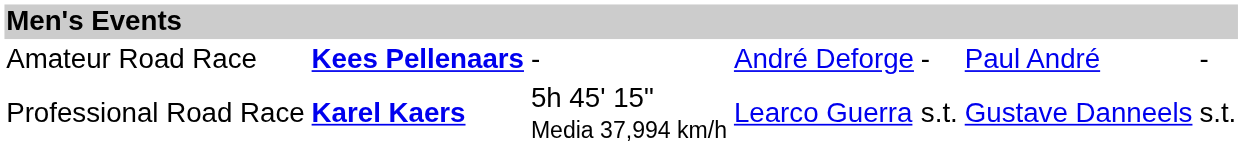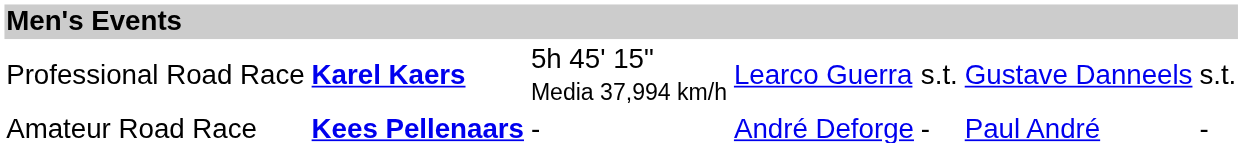rows swapped: (155, 113) <-> (132, 59)
